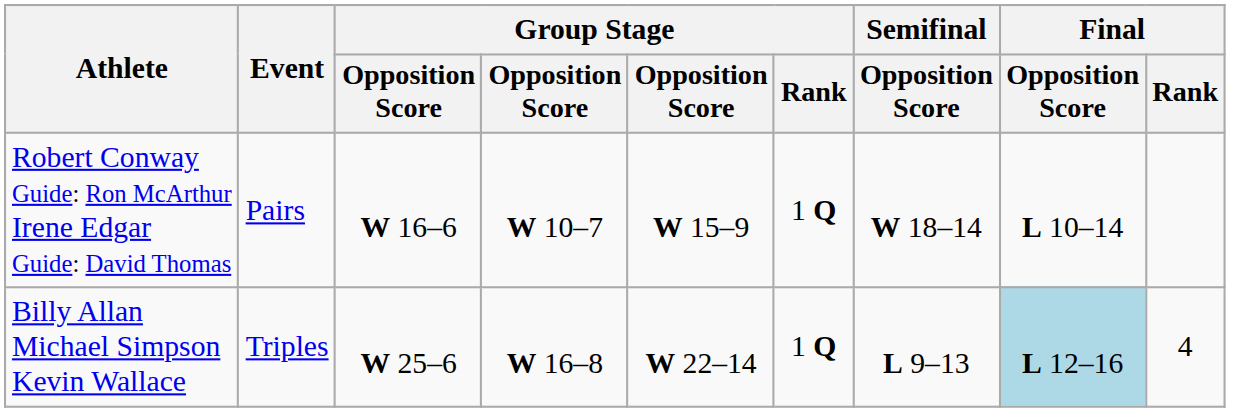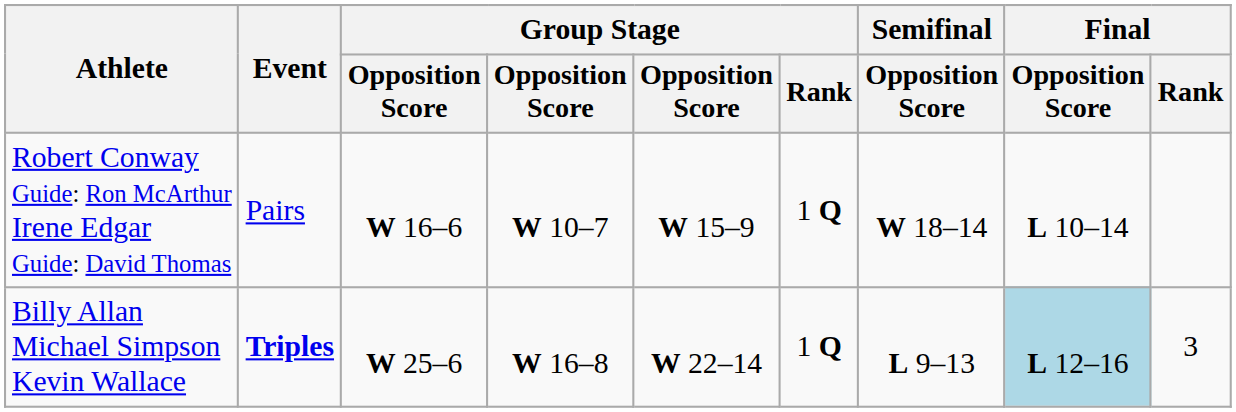(287, 346) normal -> (290, 346) bold
(1185, 346) 4 -> (1191, 346) 3
